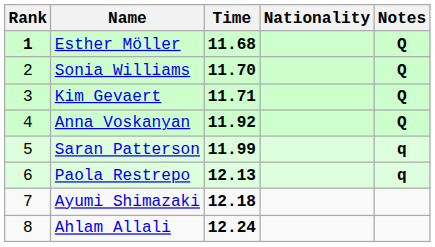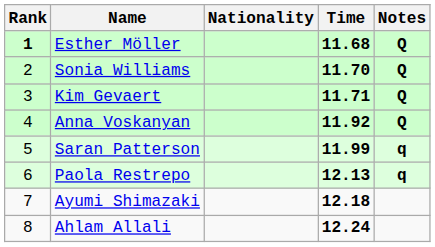columns swapped: (317, 18) <-> (232, 18)
